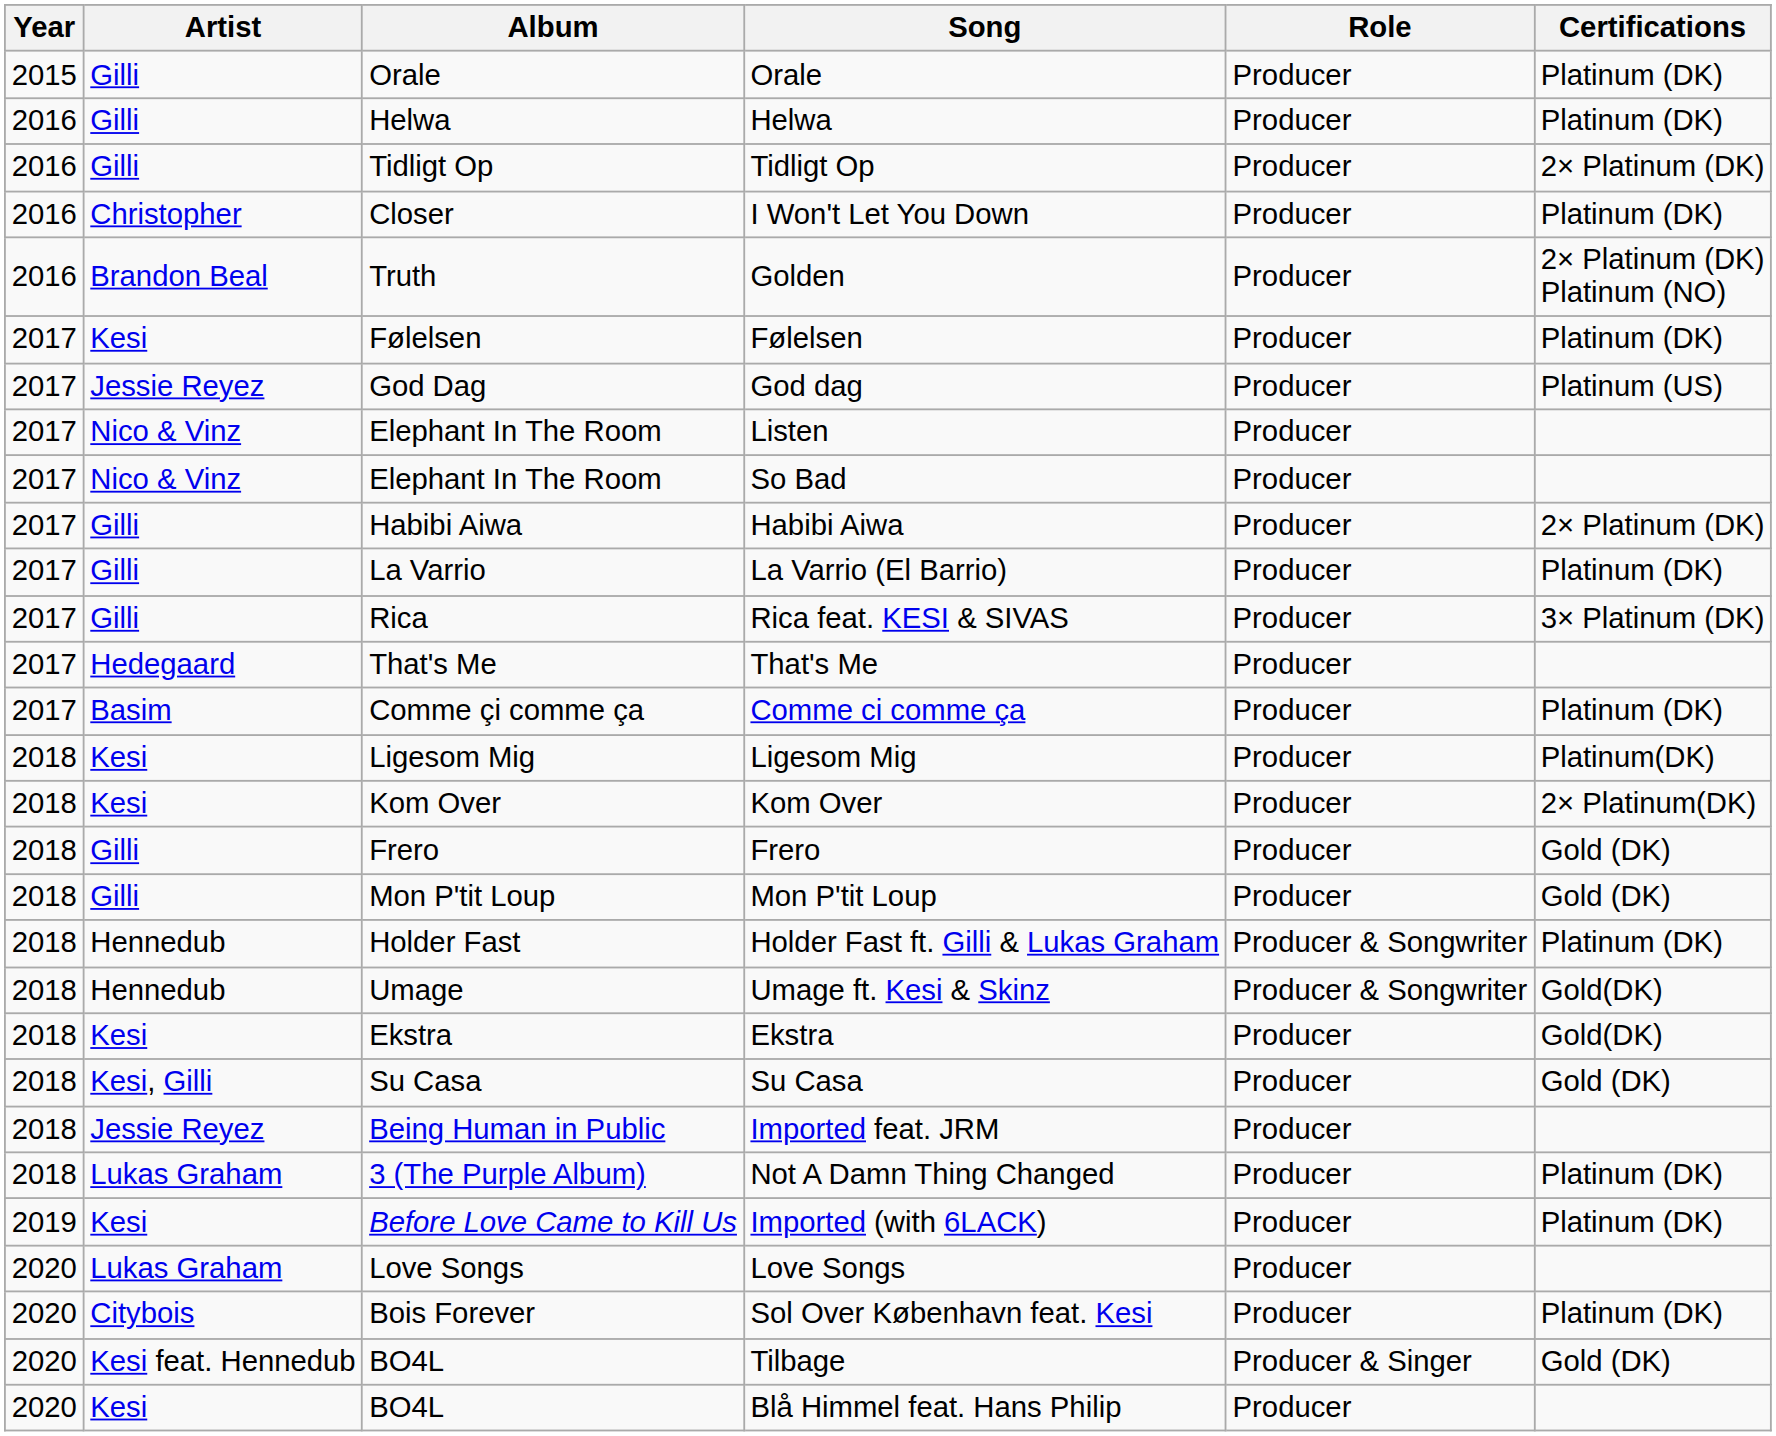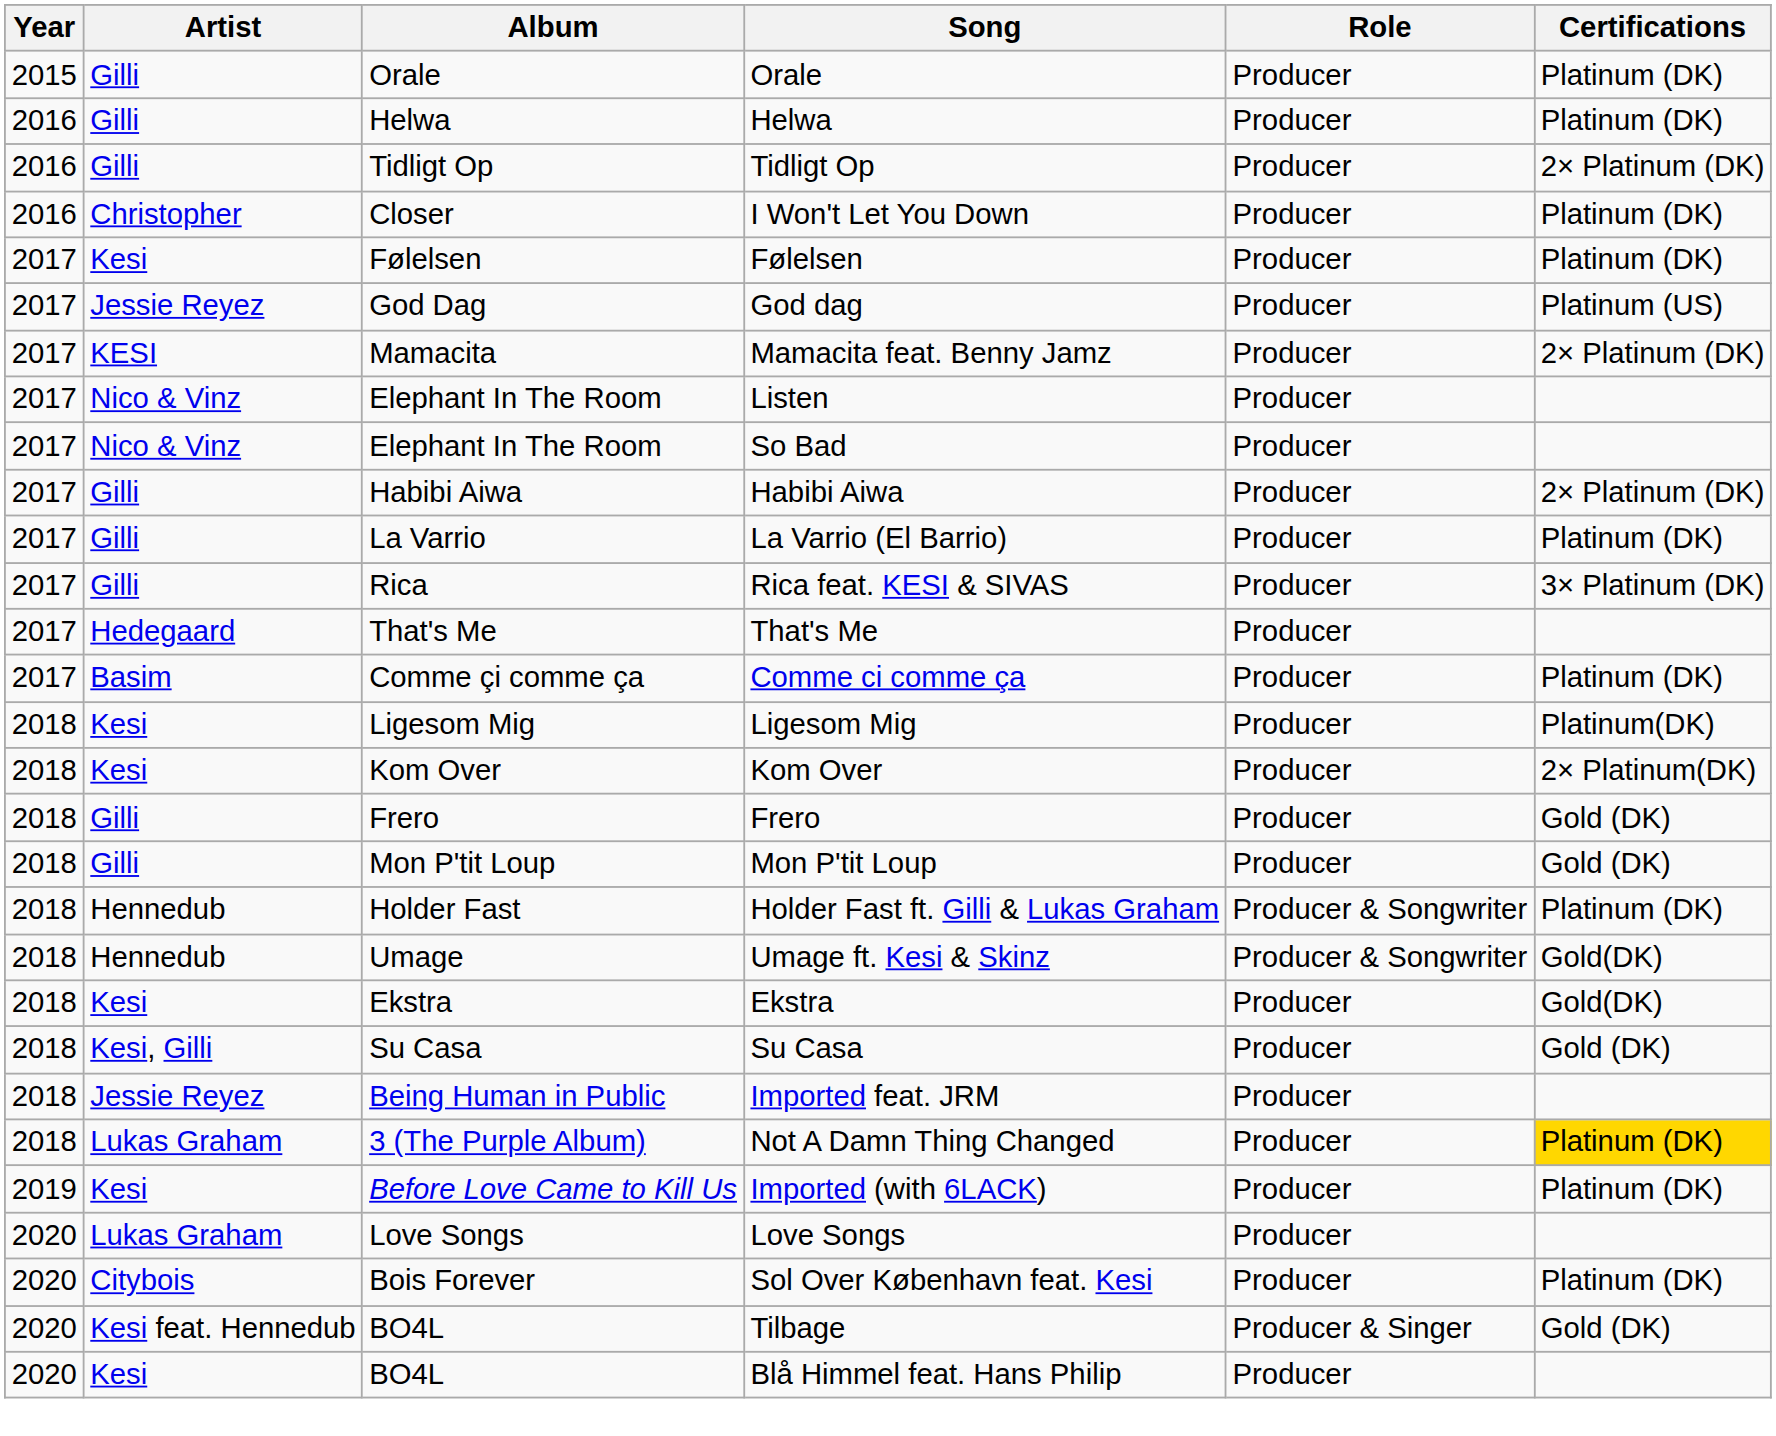- row: (798, 276)
+ row: (931, 352)
(1632, 1175) no background -> (1632, 1142) gold background
